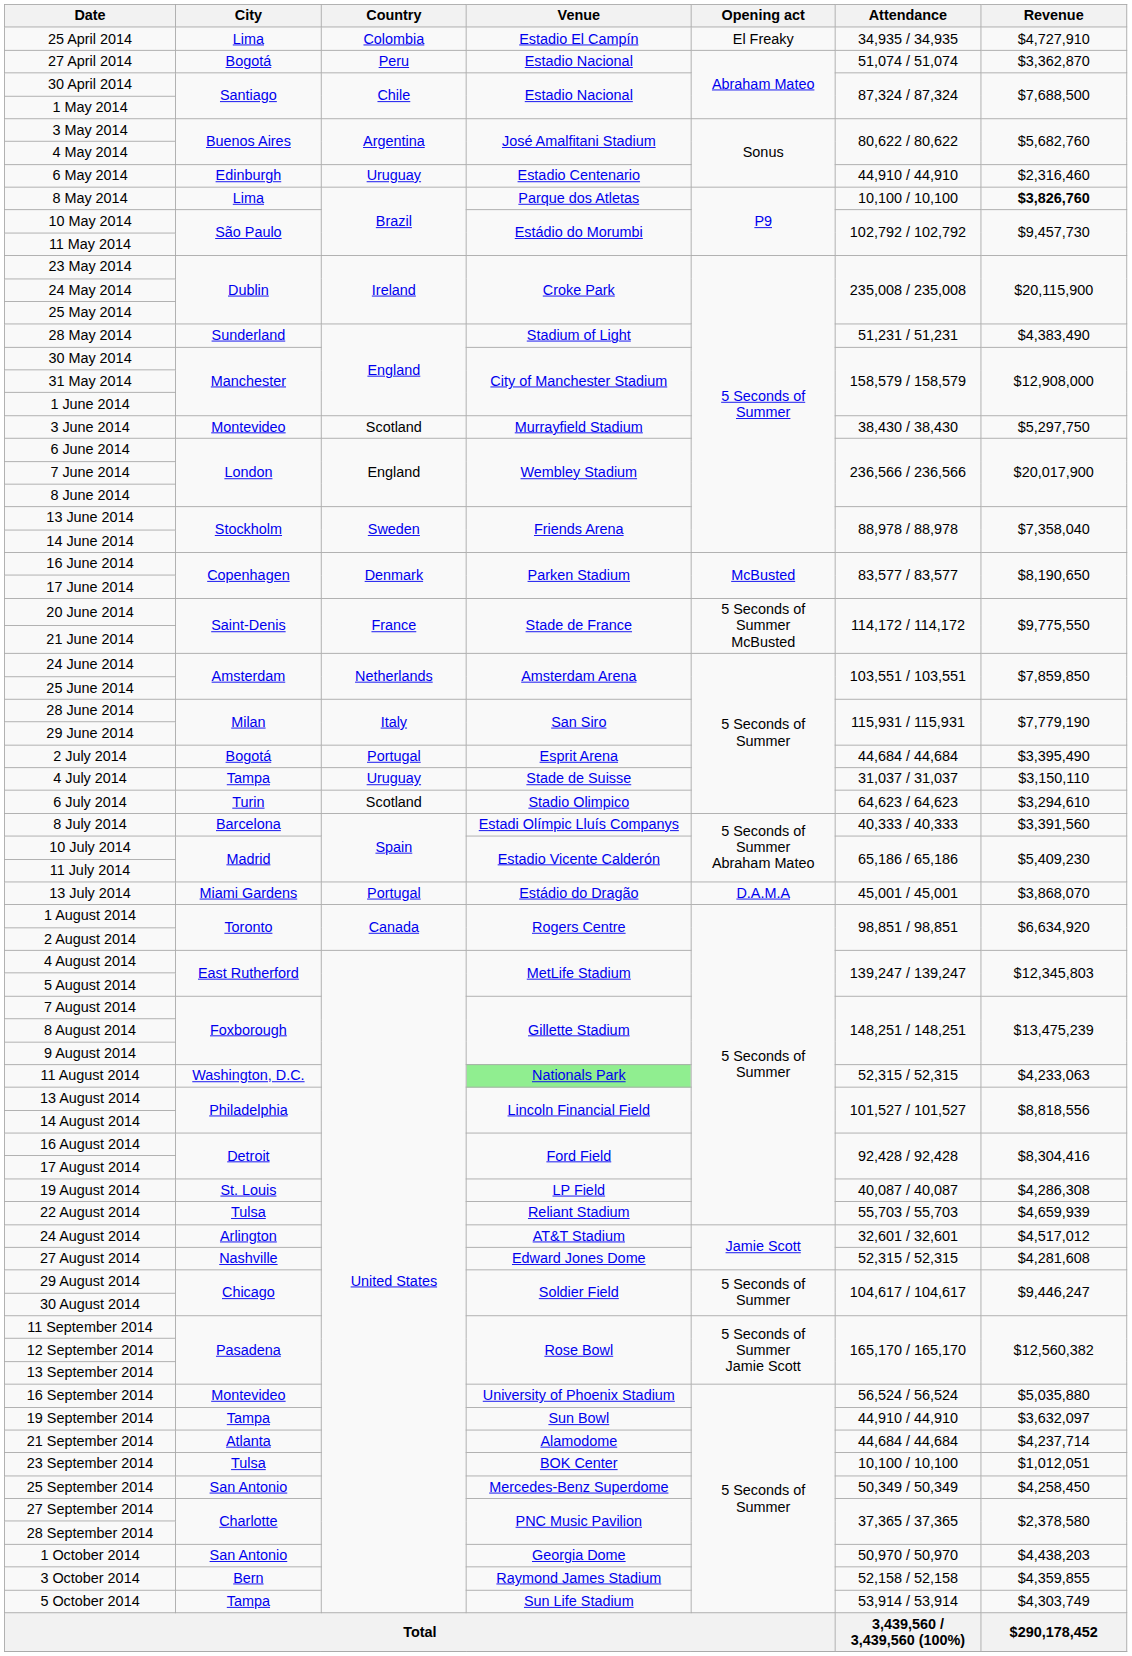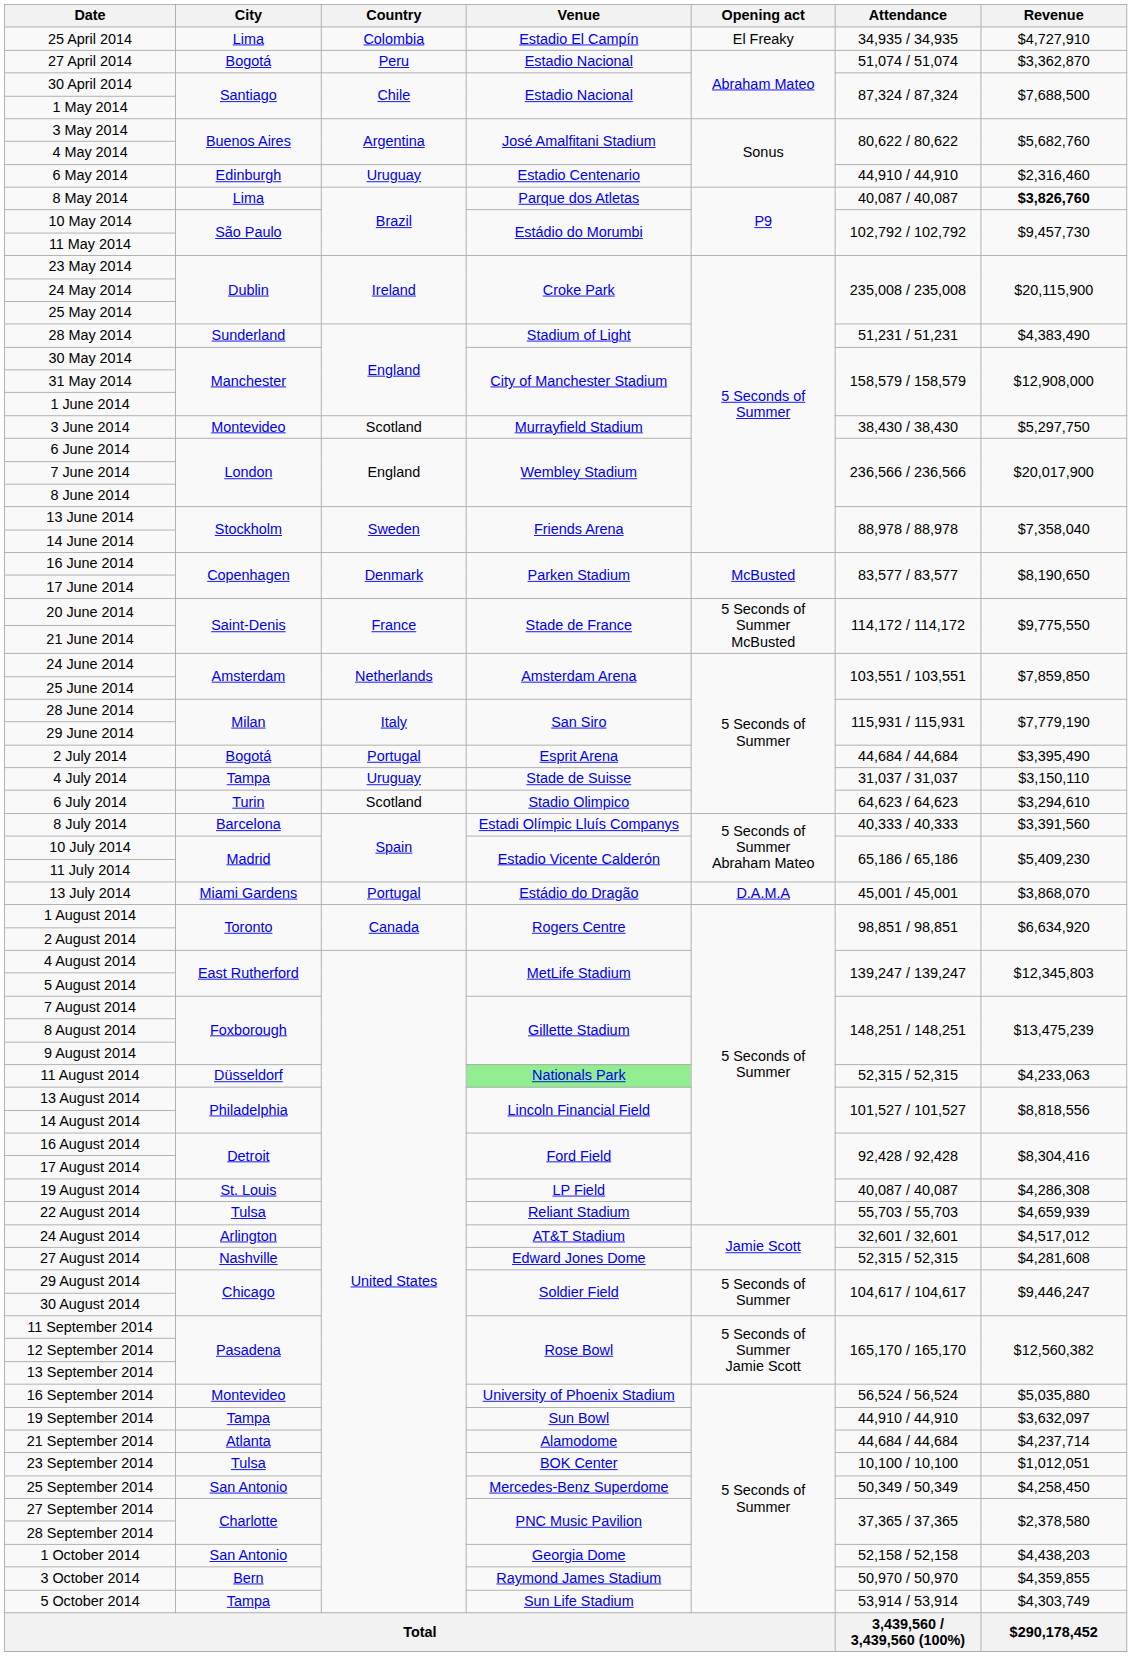(908, 198) 10,100 / 10,100 -> (908, 198) 40,087 / 40,087
(248, 1076) Washington, D.C. -> (248, 1076) Düsseldorf
(908, 1555) 50,970 / 50,970 -> (908, 1555) 52,158 / 52,158
(908, 1578) 52,158 / 52,158 -> (908, 1578) 50,970 / 50,970
